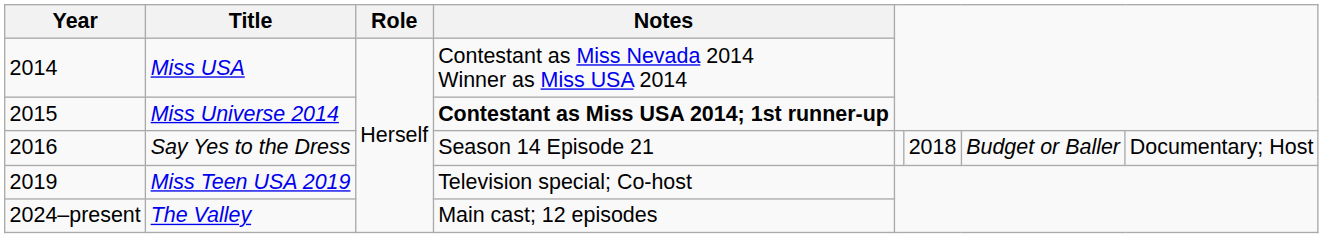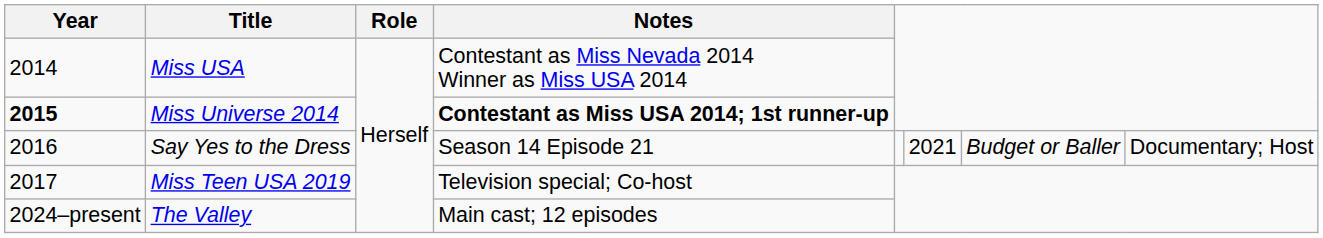(33, 113) normal -> (33, 113) bold
(932, 147) 2018 -> (932, 147) 2021
(33, 181) 2019 -> (33, 181) 2017
